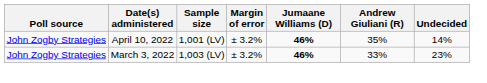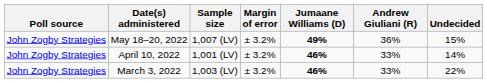+ row: (149, 39)
(377, 39) 35% -> (391, 55) 33%
(442, 55) 23% -> (455, 71) 22%
